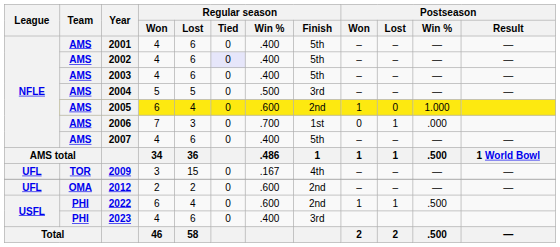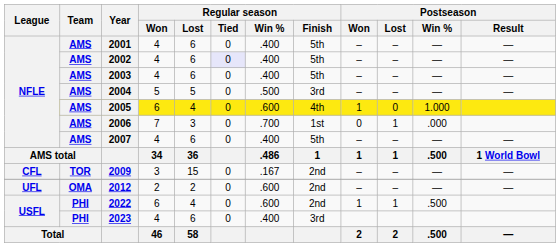(317, 108) 2nd -> (317, 108) 4th
(32, 171) UFL -> (32, 171) CFL
(317, 171) 4th -> (317, 171) 2nd
